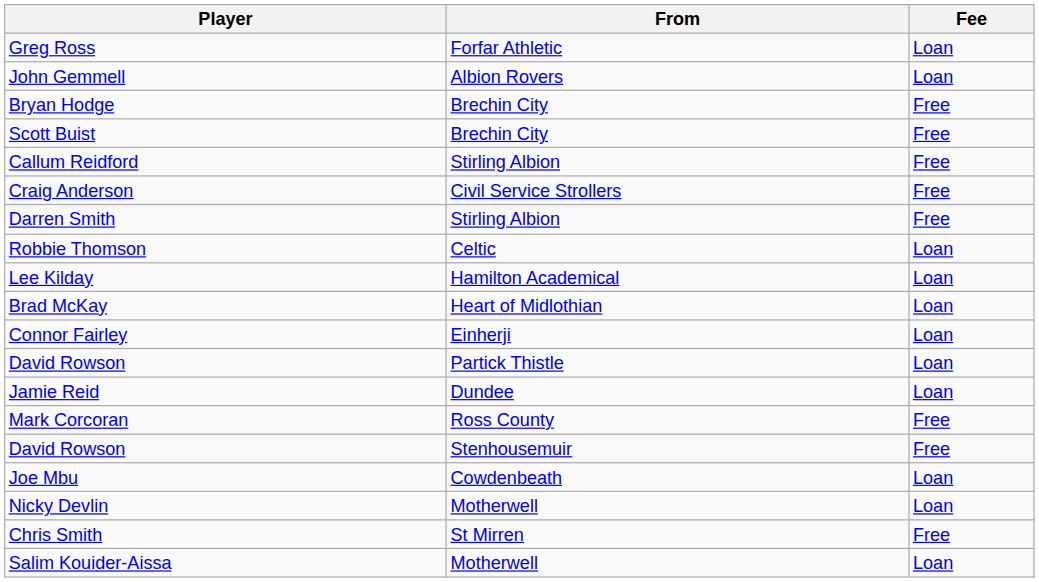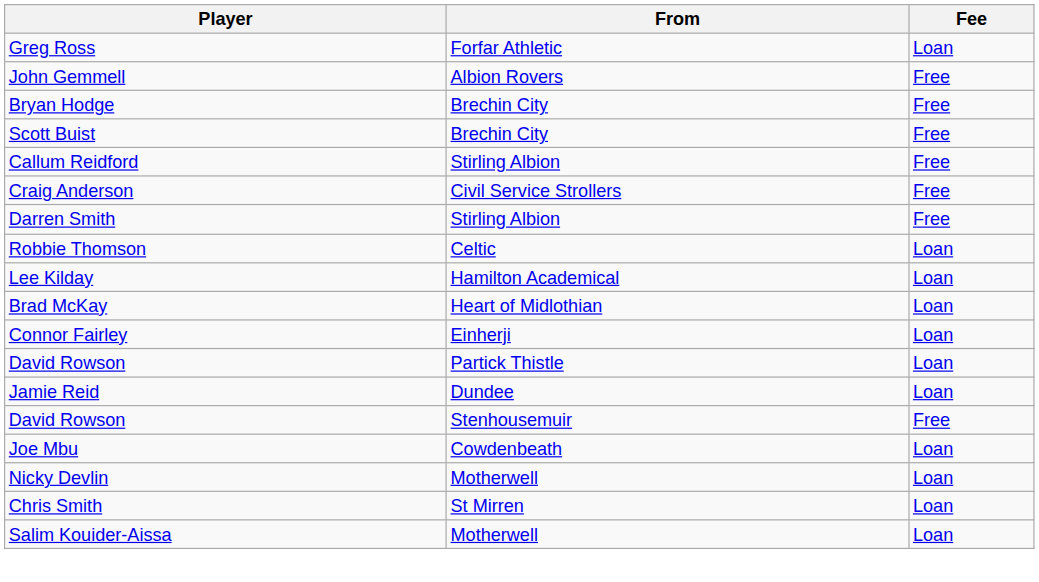(933, 76) Loan -> (932, 76) Free
- row: (69, 420)
(932, 535) Free -> (933, 506) Loan
